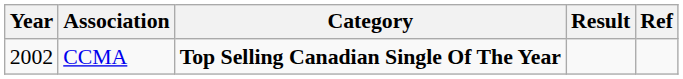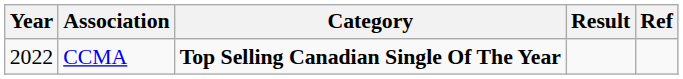(31, 56) 2002 -> (31, 56) 2022
